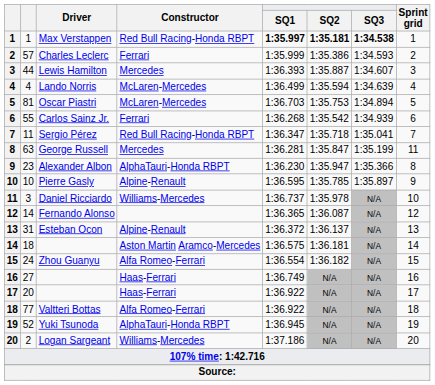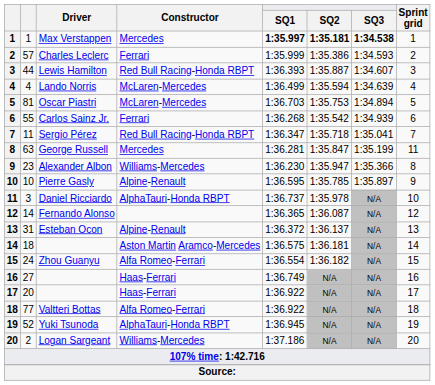(187, 39) Red Bull Racing-Honda RBPT -> (142, 39) Mercedes
(142, 71) Mercedes -> (187, 71) Red Bull Racing-Honda RBPT
(175, 166) AlphaTauri-Honda RBPT -> (162, 166) Williams-Mercedes
(162, 197) Williams-Mercedes -> (175, 197) AlphaTauri-Honda RBPT
